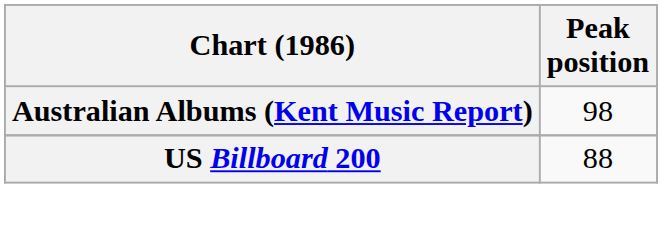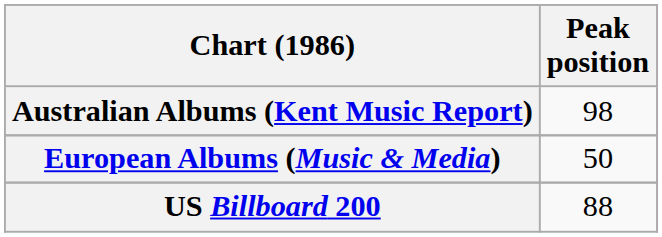+ row: (272, 158)
